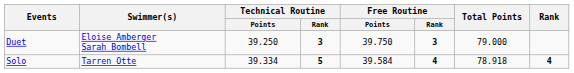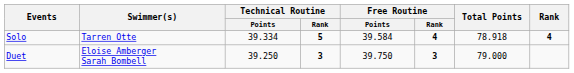rows swapped: (16, 61) <-> (16, 42)
